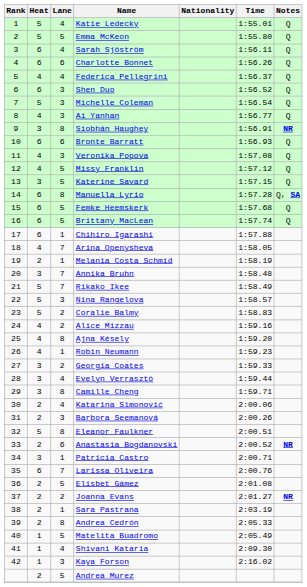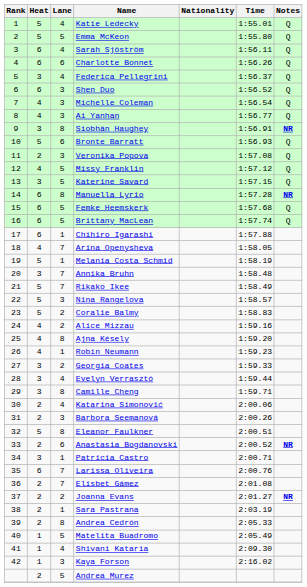(39, 77) 4 -> (39, 77) 3
(39, 103) 5 -> (39, 103) 4
(39, 142) 6 -> (39, 142) 5
(39, 155) 4 -> (39, 155) 2
(288, 195) Q, SA -> (288, 195) NR
(39, 260) 2 -> (39, 260) 5
(62, 484) 5 -> (62, 484) 7
